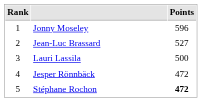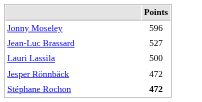- column: (18, 12)
